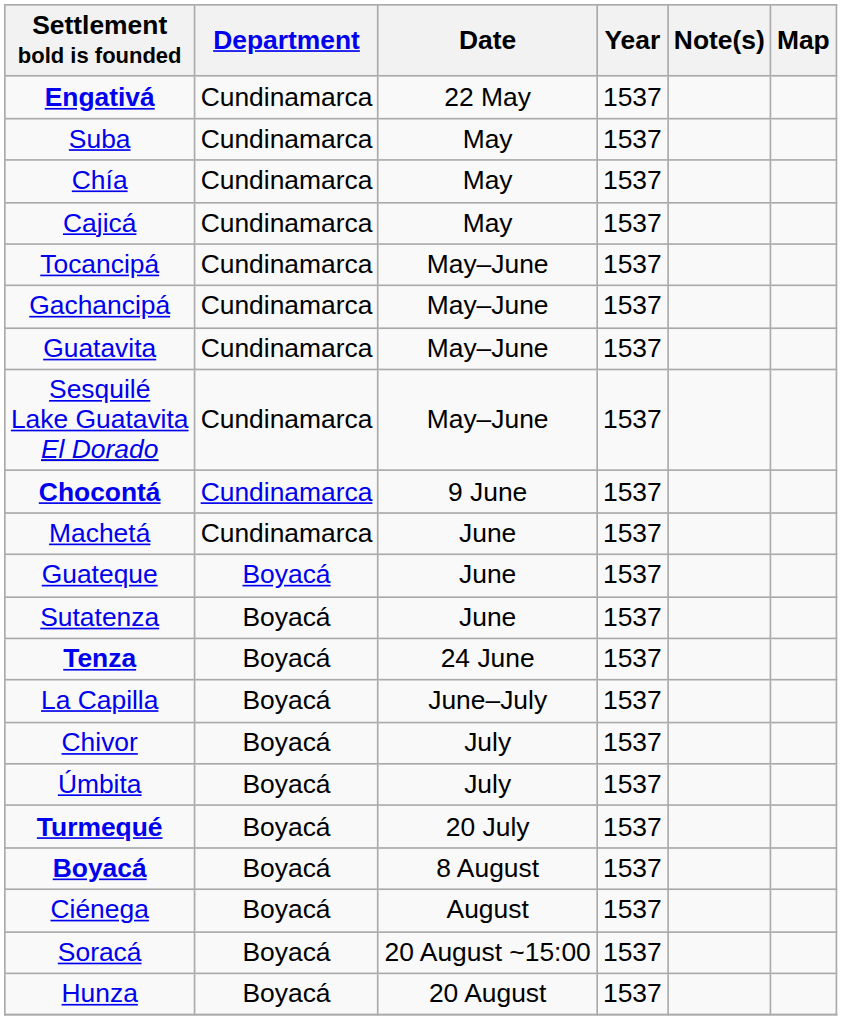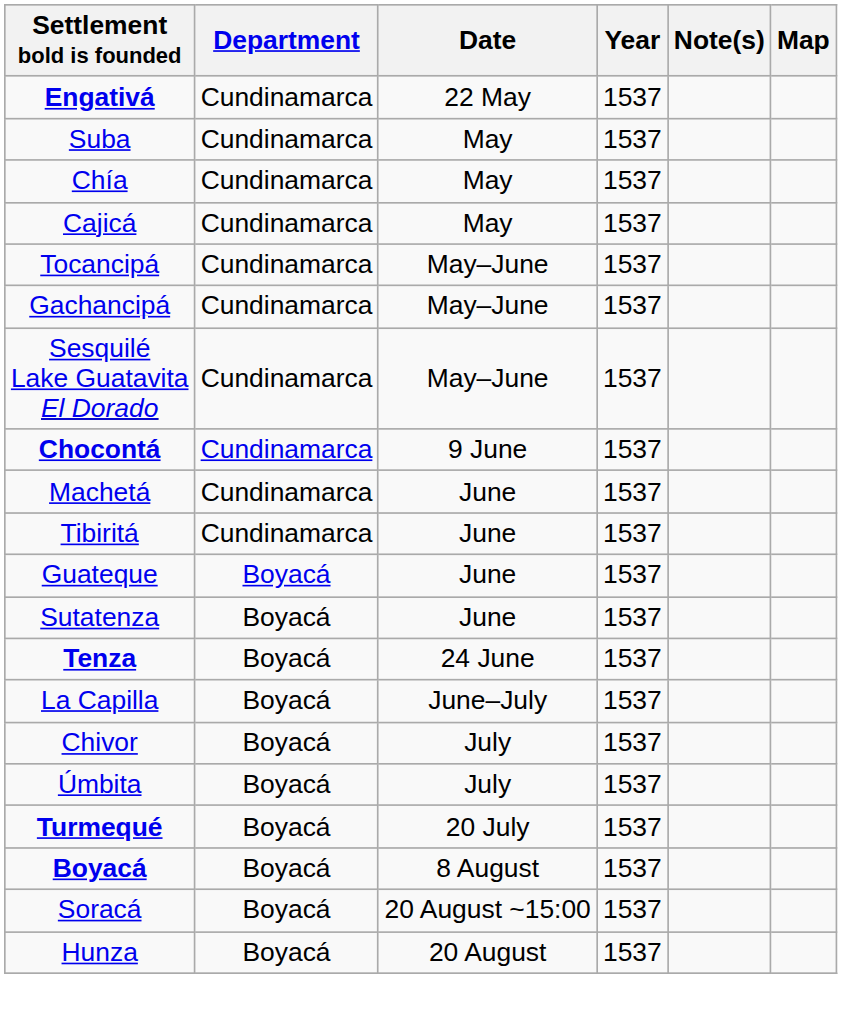- row: (100, 348)
+ row: (100, 533)
- row: (100, 910)
